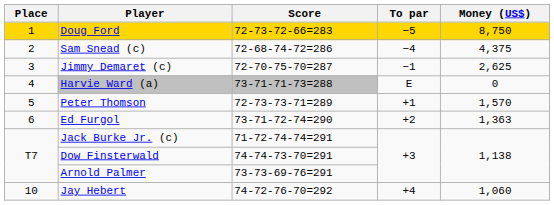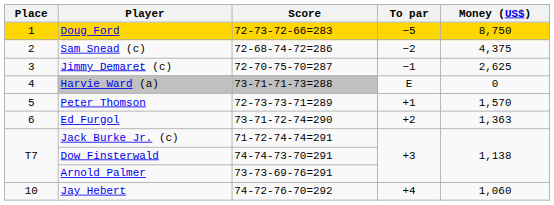(409, 49) −4 -> (409, 49) −2
